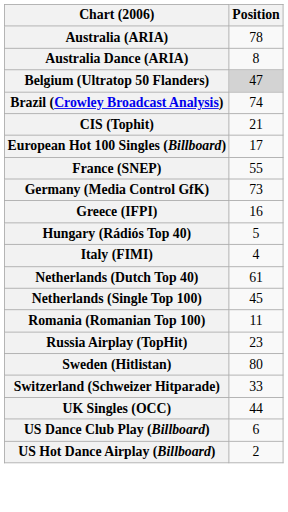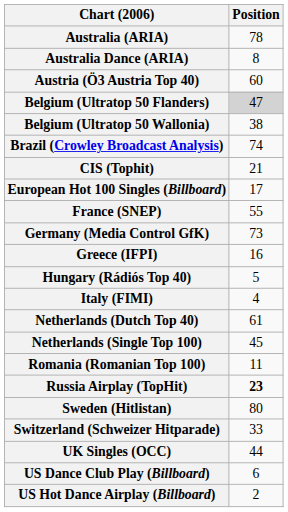+ row: (117, 80)
+ row: (117, 124)
(256, 342) normal -> (256, 386) bold
